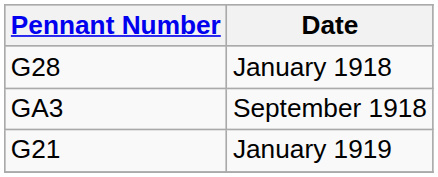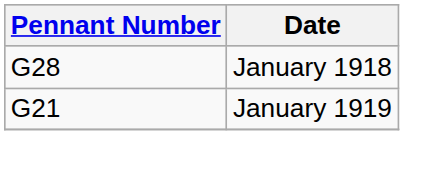- row: (330, 108)
